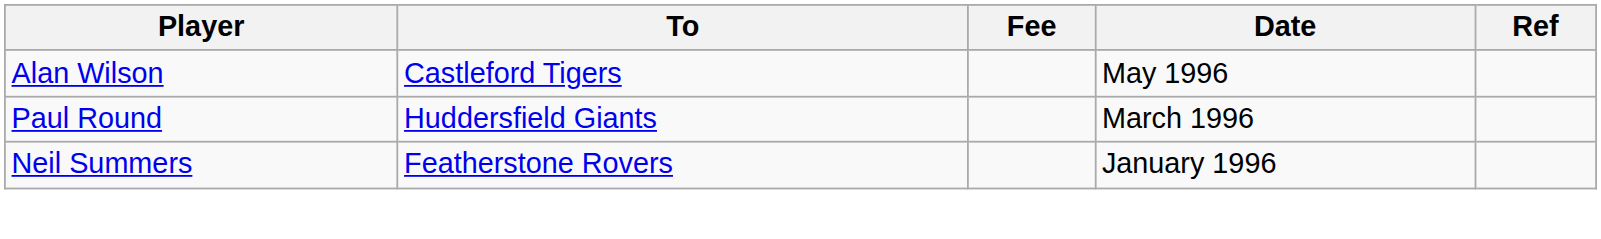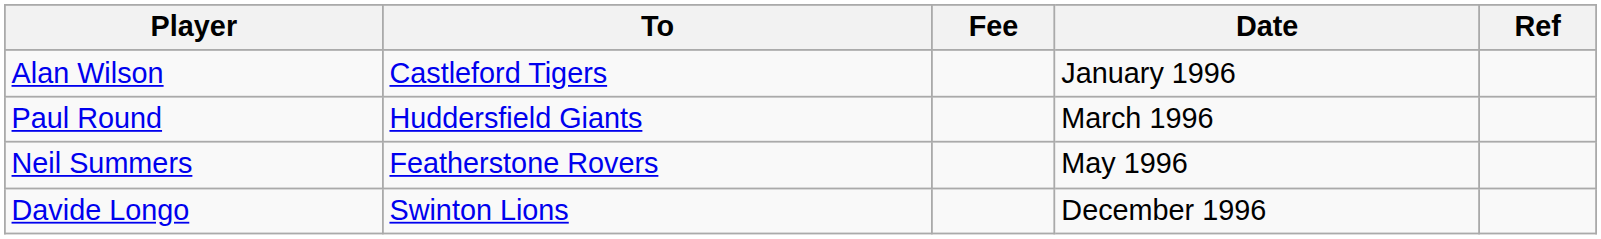(1165, 73) May 1996 -> (1149, 73) January 1996
(1189, 164) January 1996 -> (1125, 164) May 1996
+ row: (100, 210)
